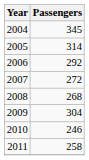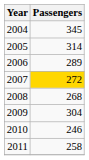(74, 63) 292 -> (74, 63) 289
(74, 79) no background -> (74, 79) gold background
